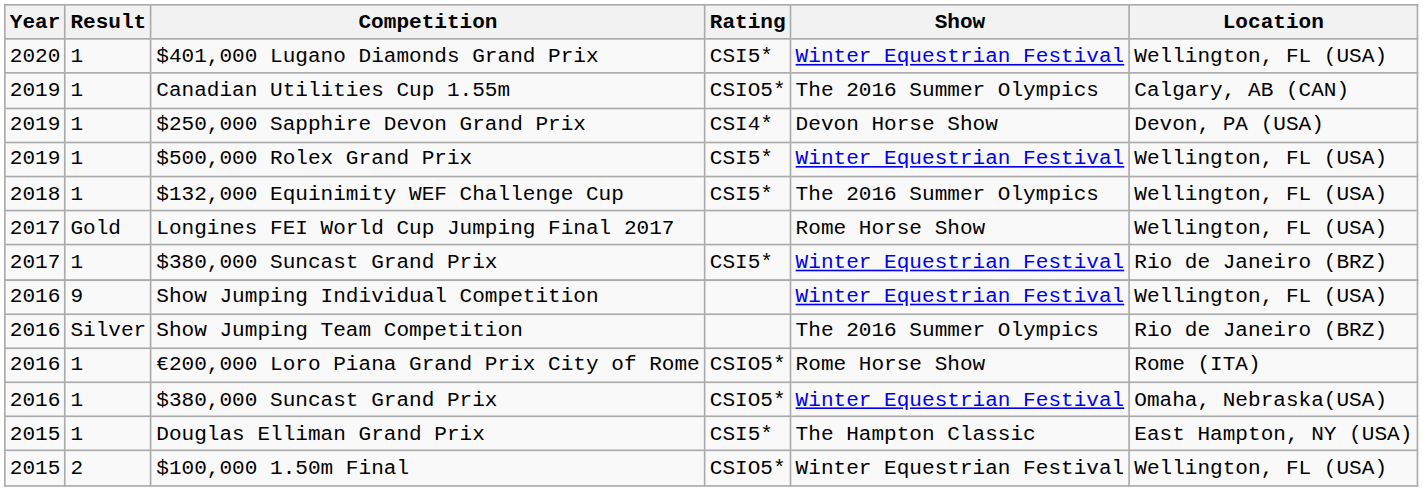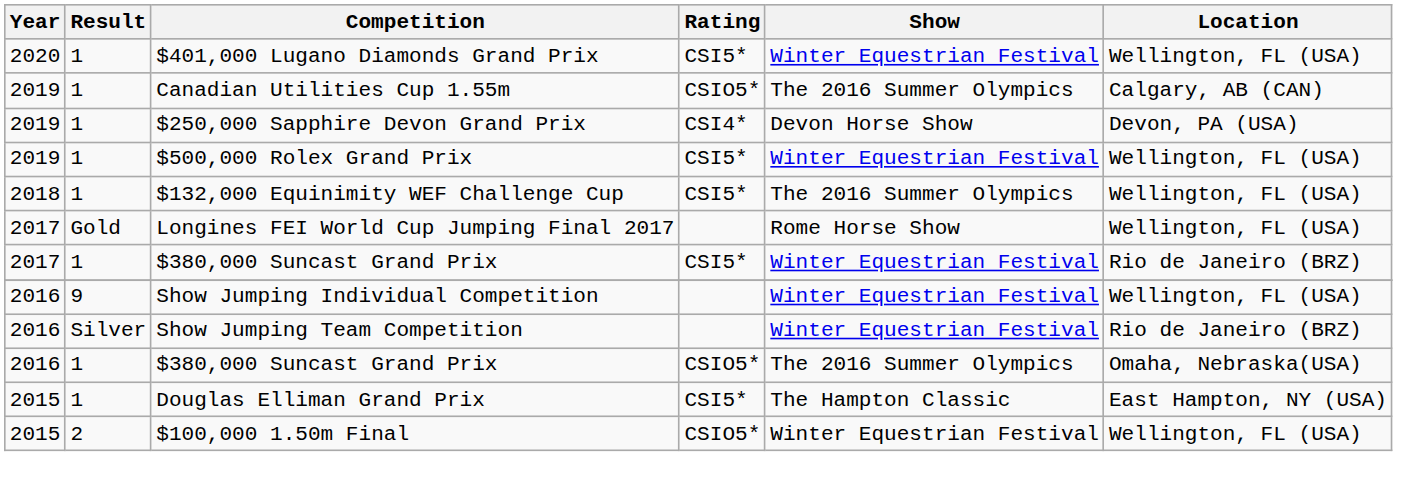(947, 331) The 2016 Summer Olympics -> (935, 331) Winter Equestrian Festival
- row: (35, 365)
(960, 400) Winter Equestrian Festival -> (922, 365) The 2016 Summer Olympics
